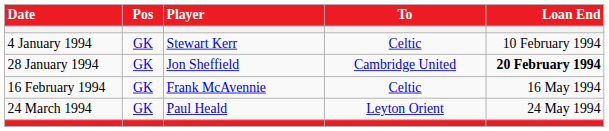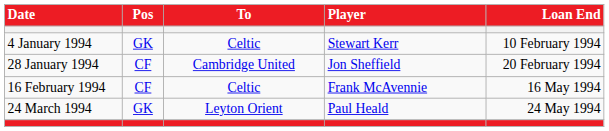columns swapped: (244, 29) <-> (405, 29)
(143, 65) GK -> (143, 65) CF
(549, 65) bold -> (552, 65) normal
(143, 87) GK -> (143, 87) CF
